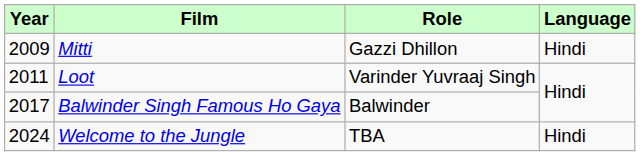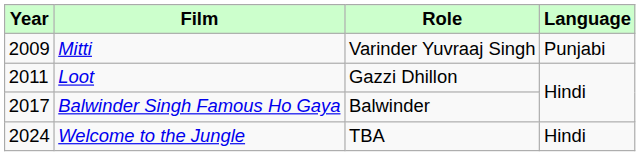(403, 48) Gazzi Dhillon -> (442, 48) Varinder Yuvraaj Singh
(565, 48) Hindi -> (575, 48) Punjabi
(442, 77) Varinder Yuvraaj Singh -> (403, 77) Gazzi Dhillon
